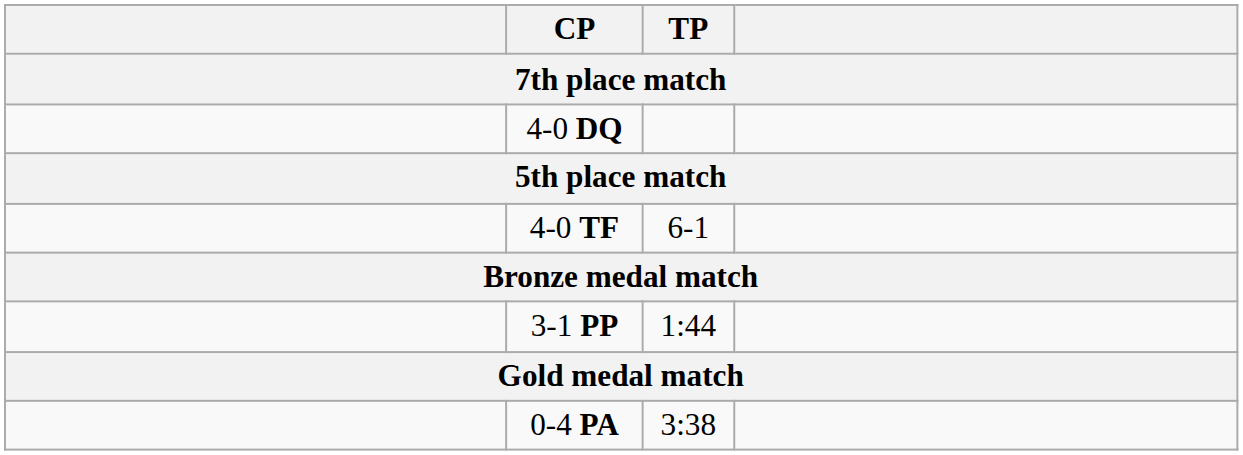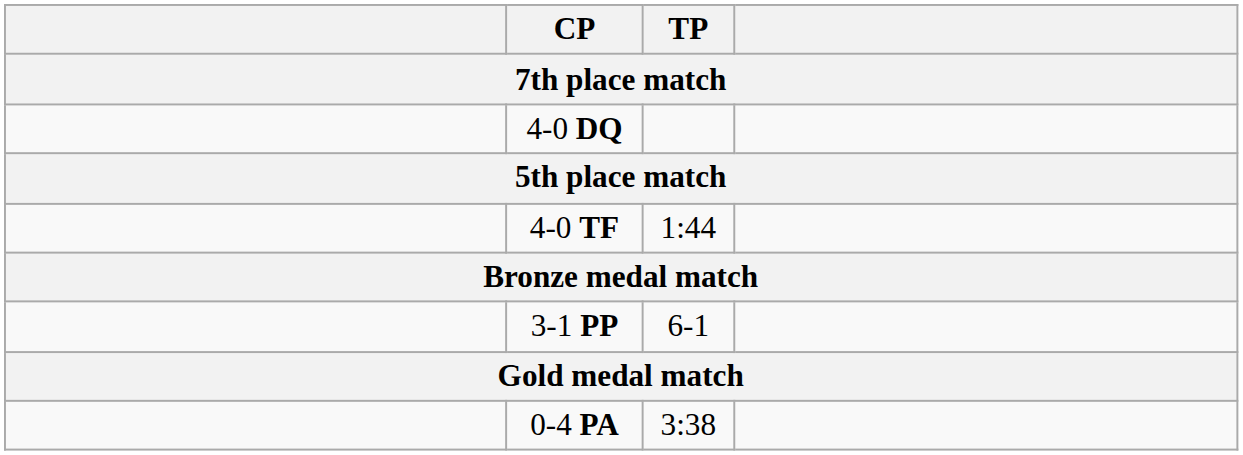(688, 227) 6-1 -> (688, 227) 1:44
(688, 326) 1:44 -> (688, 326) 6-1
